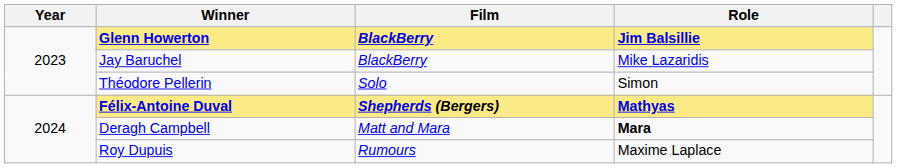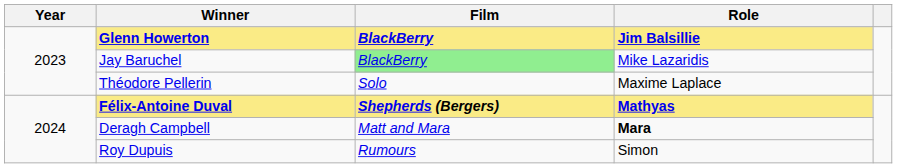(392, 60) no background -> (392, 60) lightgreen background
(638, 83) Simon -> (670, 83) Maxime Laplace
(670, 151) Maxime Laplace -> (638, 151) Simon
